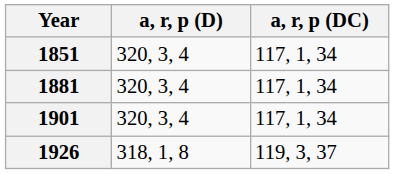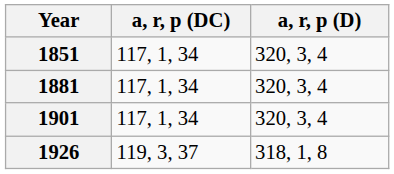columns swapped: (181, 20) <-> (320, 20)
